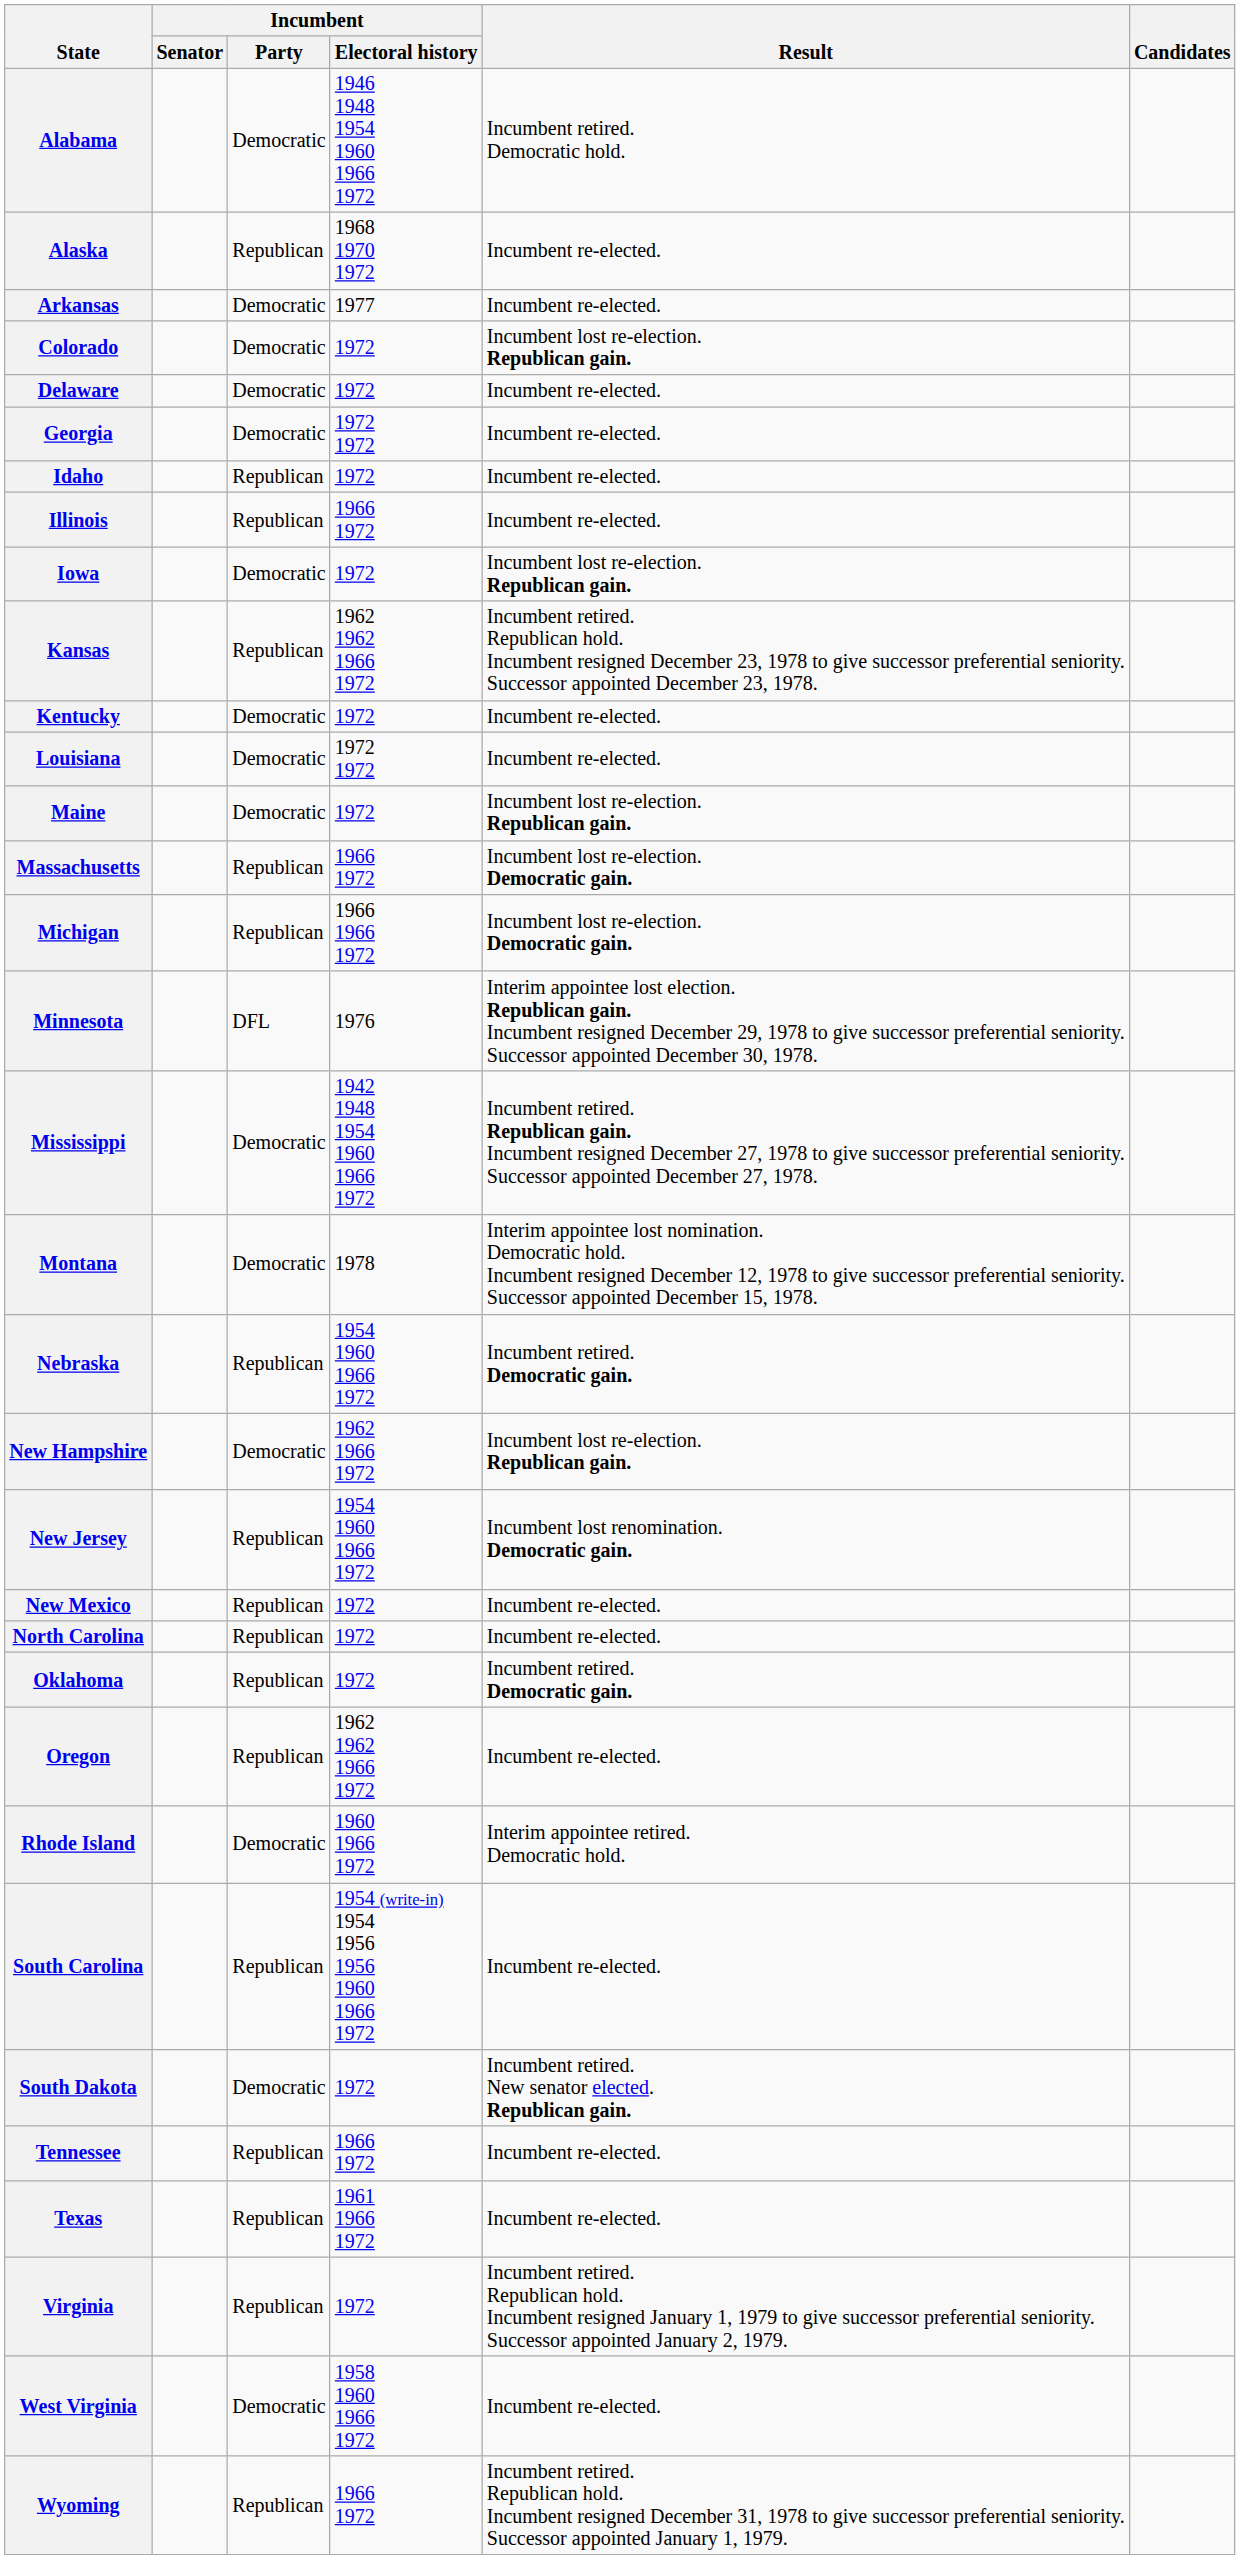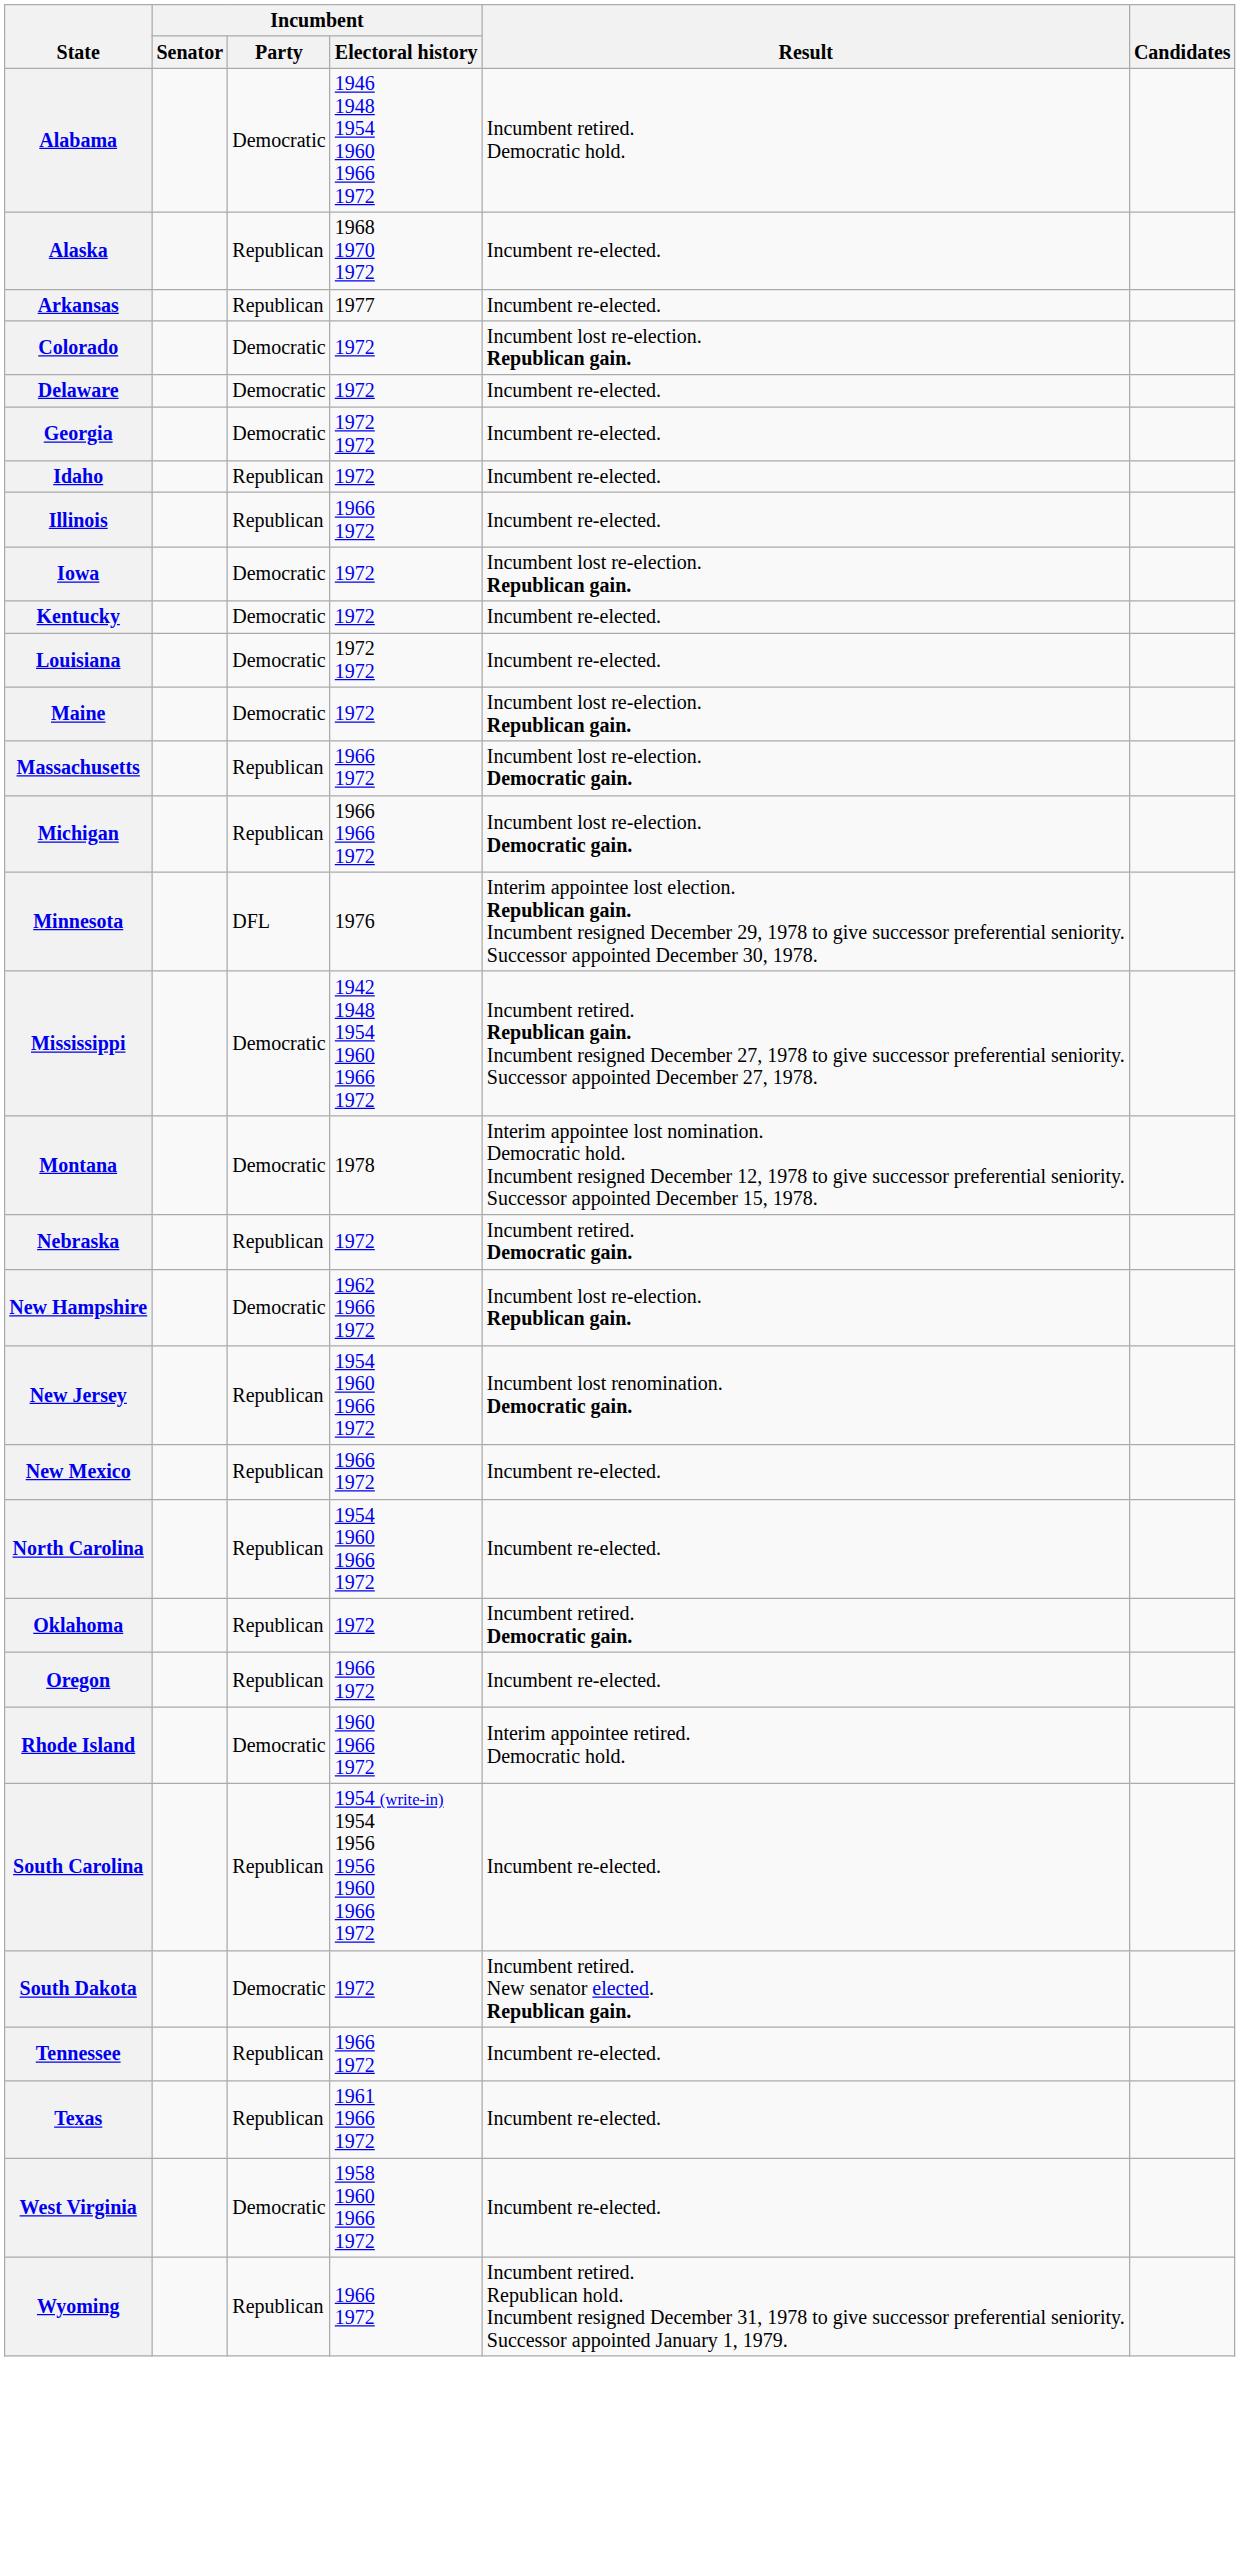(279, 304) Democratic -> (278, 304) Republican
- row: (78, 650)
(355, 1363) 1954 1960 1966 1972 -> (355, 1241) 1972
(355, 1604) 1972 -> (355, 1471) 1966 1972
(355, 1636) 1972 -> (355, 1548) 1954 1960 1966 1972
(355, 1756) 1962 1962 1966 1972 -> (355, 1679) 1966 1972
- row: (78, 2306)
